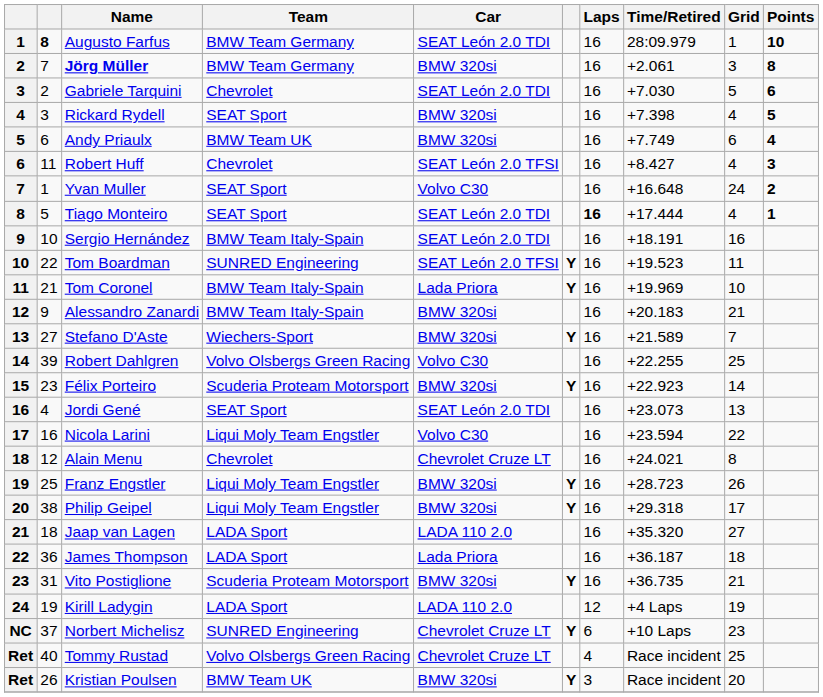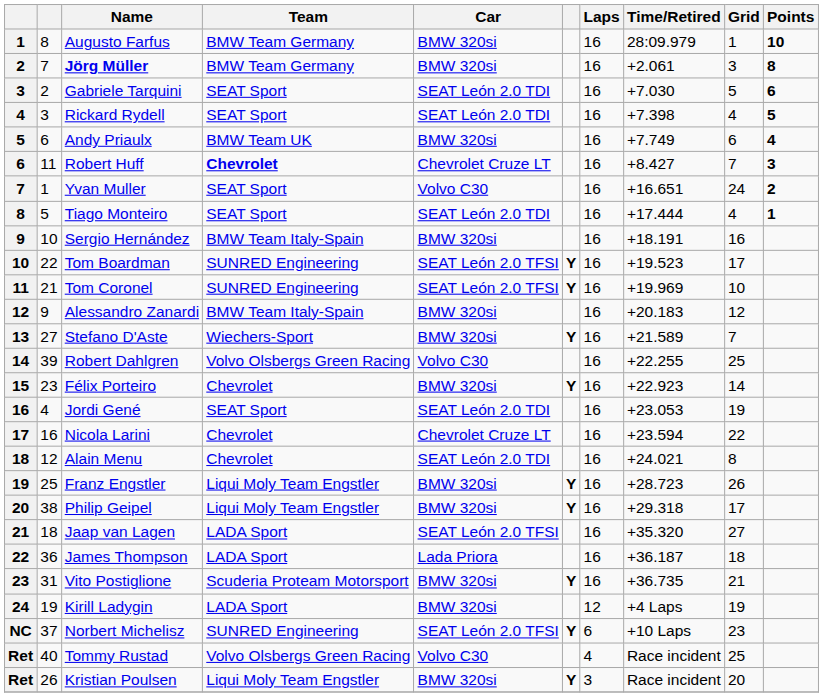(45, 42) bold -> (45, 42) normal
(484, 42) SEAT León 2.0 TDI -> (457, 42) BMW 320si
(239, 91) Chevrolet -> (246, 91) SEAT Sport
(457, 115) BMW 320si -> (484, 115) SEAT León 2.0 TDI
(239, 164) normal -> (242, 164) bold
(488, 164) SEAT León 2.0 TFSI -> (484, 164) Chevrolet Cruze LT
(732, 164) 4 -> (732, 164) 7
(655, 189) +16.648 -> (655, 189) +16.651
(592, 213) bold -> (592, 213) normal
(484, 238) SEAT León 2.0 TDI -> (457, 238) BMW 320si
(736, 262) 11 -> (737, 262) 17
(285, 287) BMW Team Italy-Spain -> (282, 287) SUNRED Engineering
(458, 287) Lada Priora -> (488, 287) SEAT León 2.0 TFSI
(737, 311) 21 -> (737, 311) 12
(307, 385) Scuderia Proteam Motorsport -> (239, 385) Chevrolet
(655, 410) +23.073 -> (655, 410) +23.053
(737, 410) 13 -> (737, 410) 19
(293, 434) Liqui Moly Team Engstler -> (239, 434) Chevrolet
(453, 434) Volvo C30 -> (484, 434) Chevrolet Cruze LT
(484, 459) Chevrolet Cruze LT -> (484, 459) SEAT León 2.0 TDI
(465, 532) LADA 110 2.0 -> (488, 532) SEAT León 2.0 TFSI
(465, 606) LADA 110 2.0 -> (457, 606) BMW 320si
(484, 631) Chevrolet Cruze LT -> (488, 631) SEAT León 2.0 TFSI
(484, 655) Chevrolet Cruze LT -> (453, 655) Volvo C30
(259, 680) BMW Team UK -> (293, 680) Liqui Moly Team Engstler
